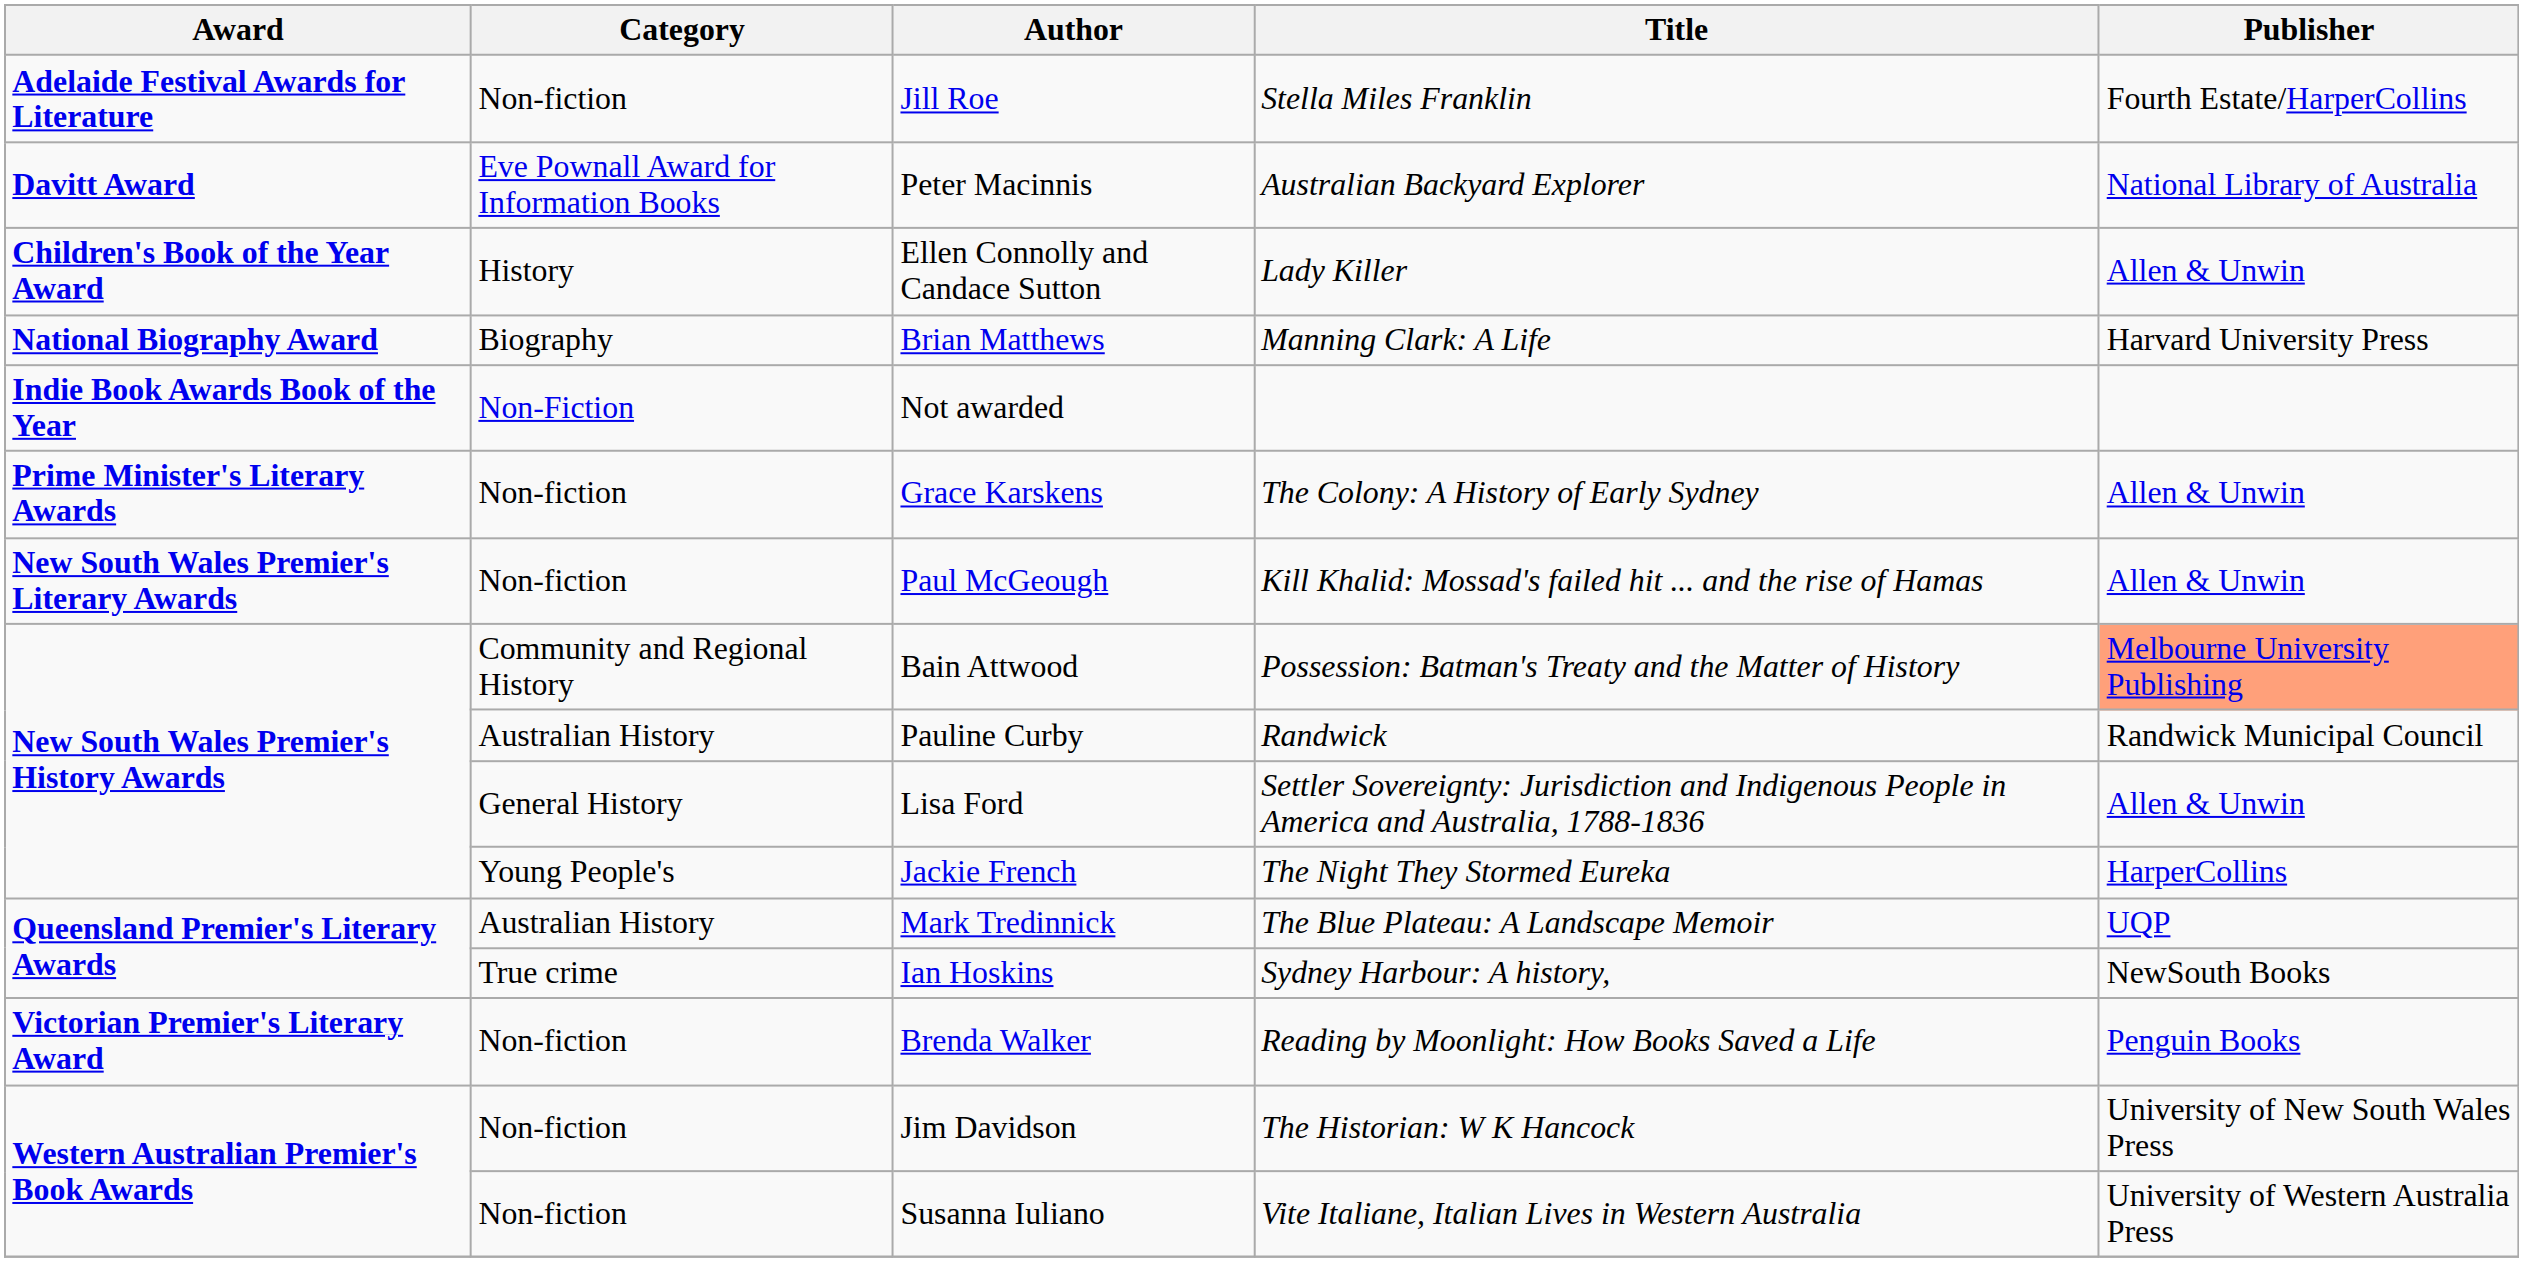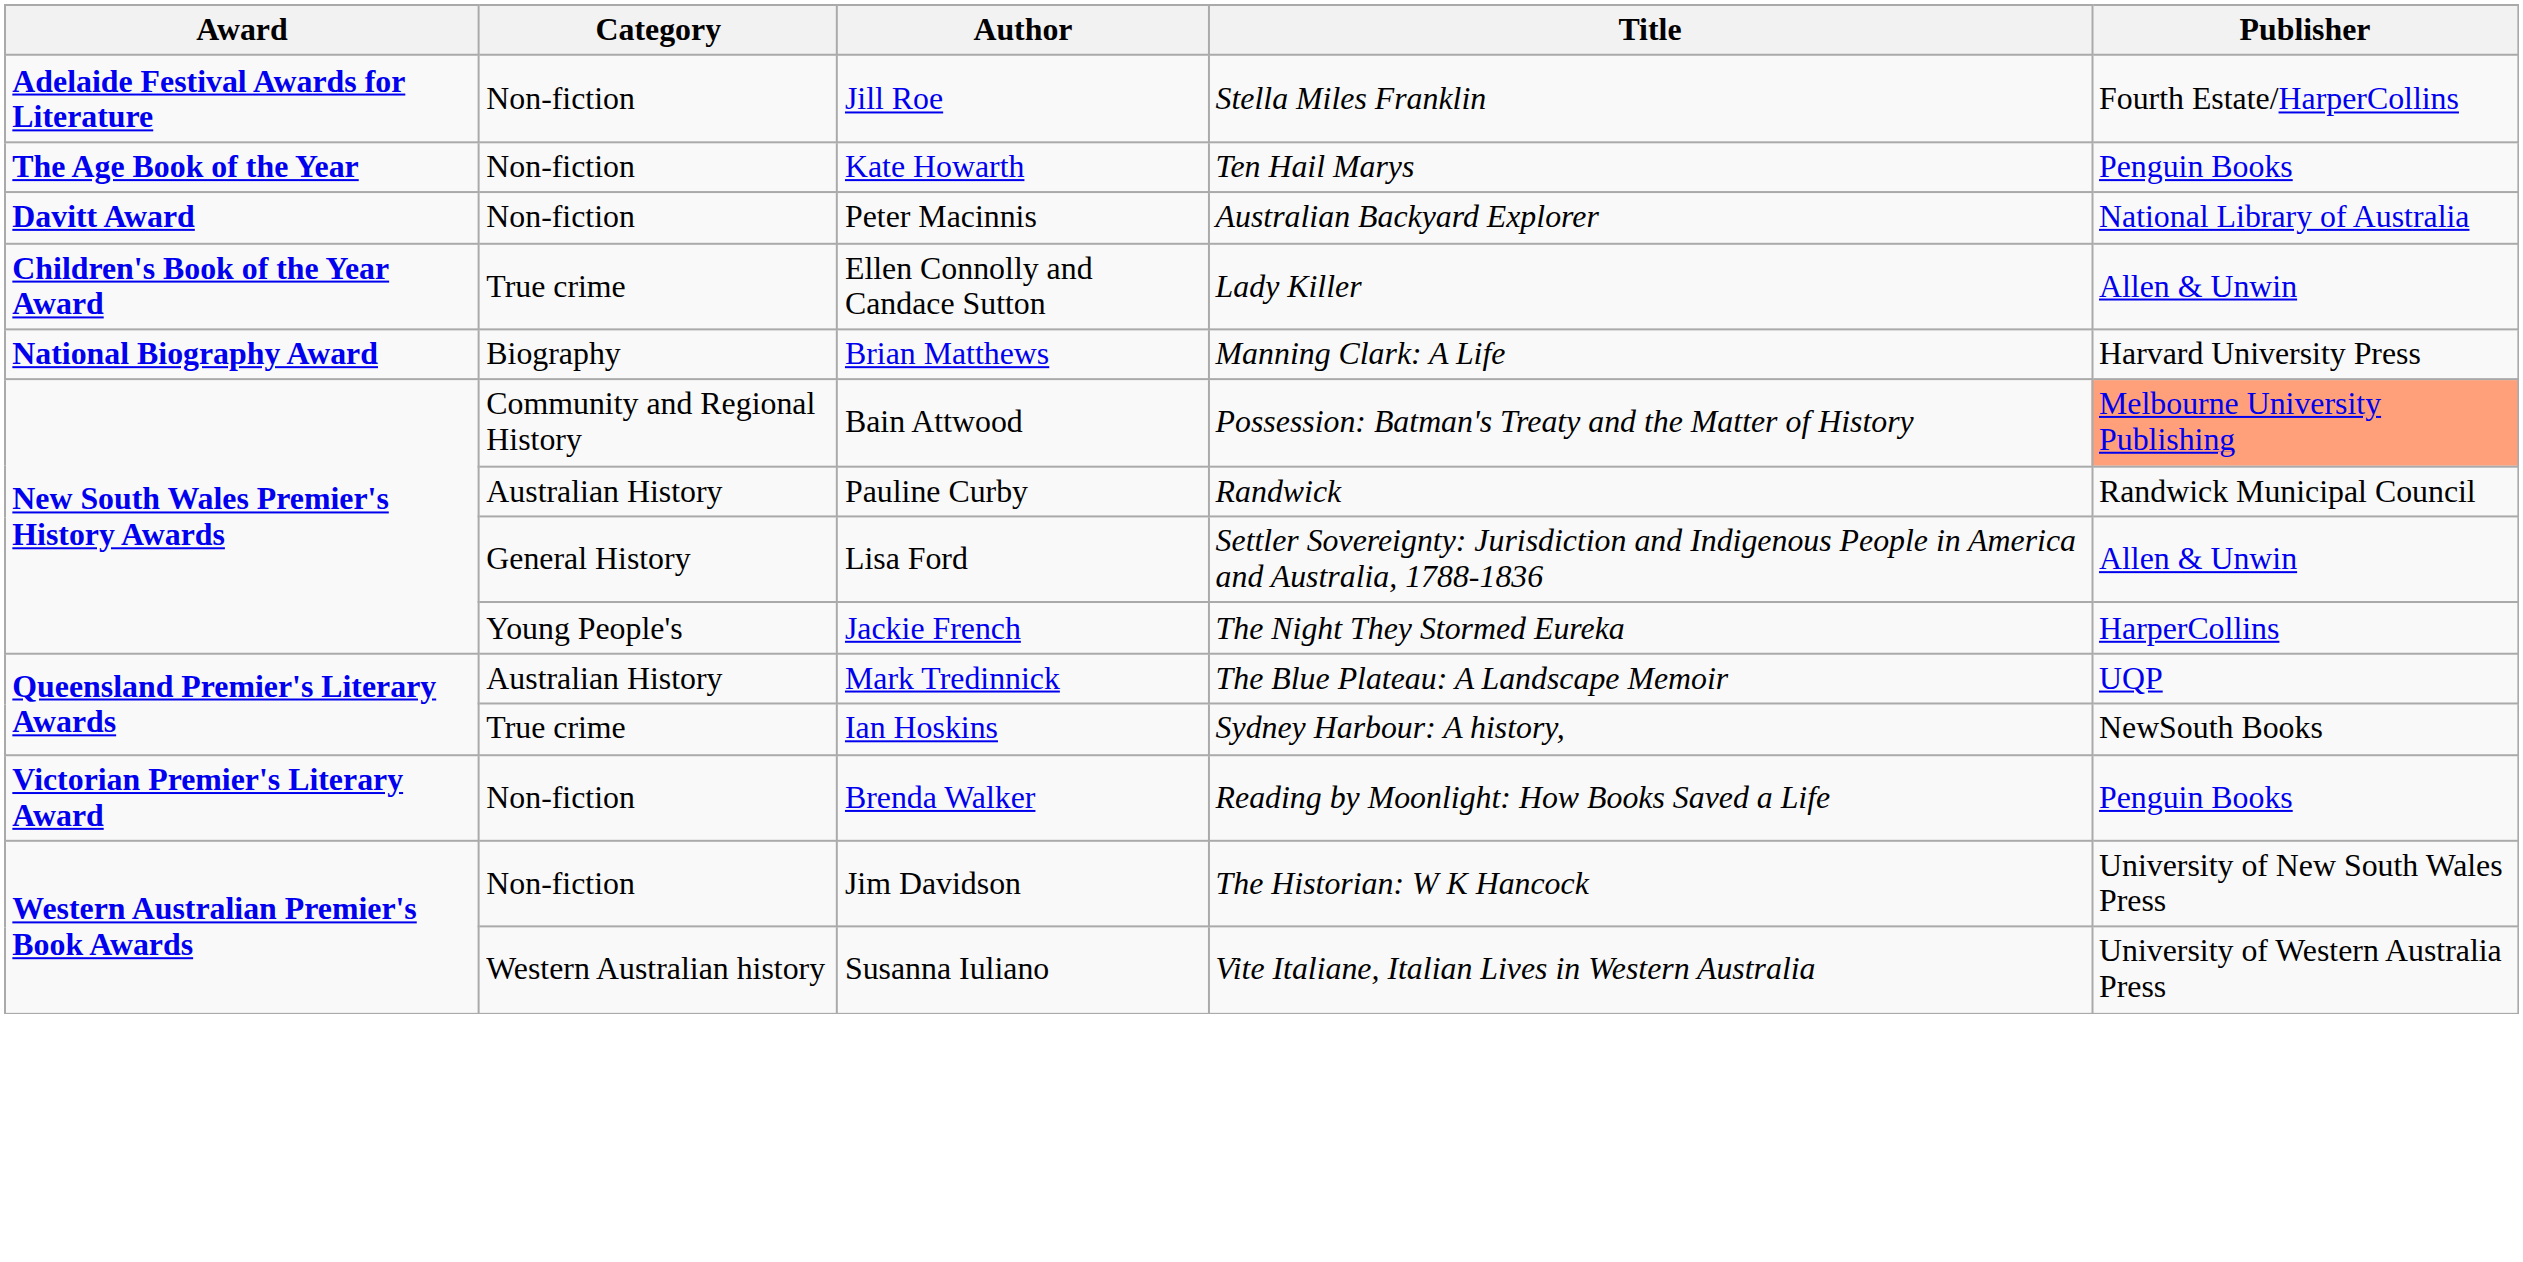+ row: (935, 166)
(627, 184) Eve Pownall Award for Information Books -> (561, 217) Non-fiction
(526, 270) History -> (556, 285) True crime
- row: (982, 407)
- row: (1002, 493)
- row: (1004, 580)
(553, 1213) Non-fiction -> (656, 969) Western Australian history
